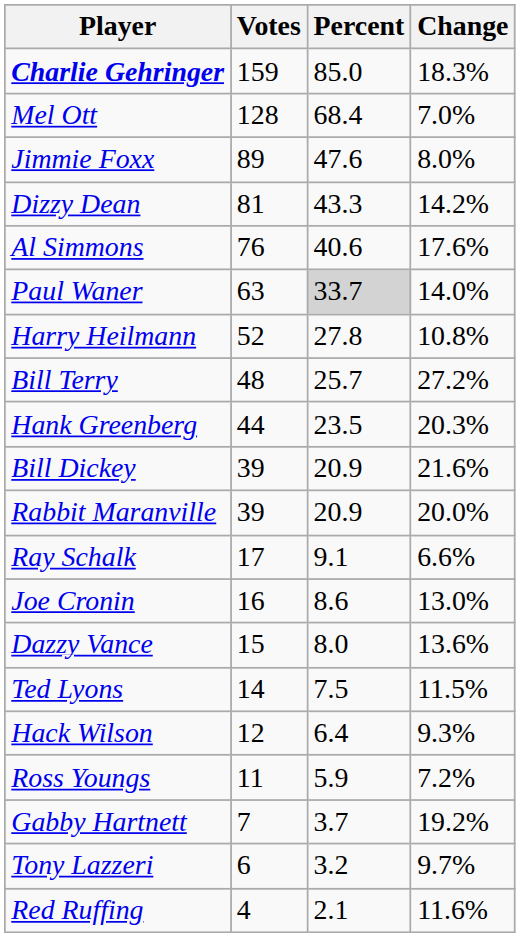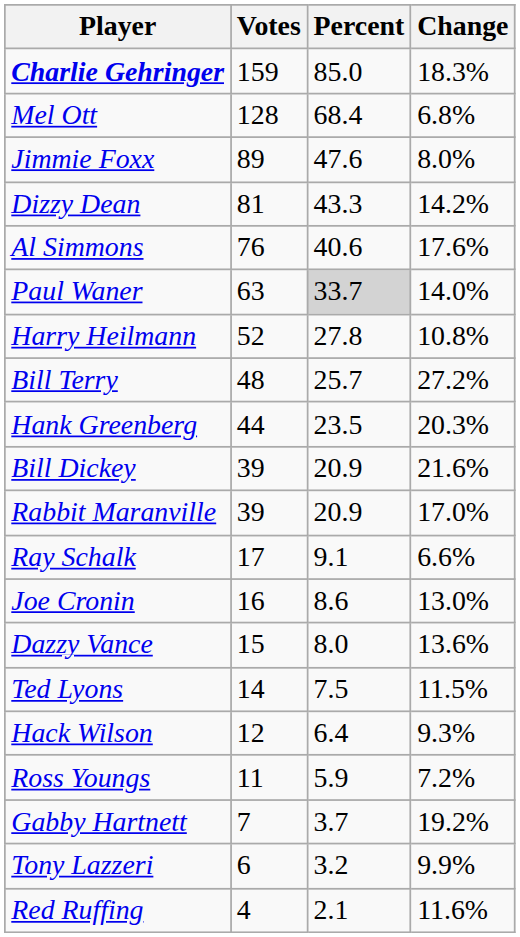(446, 114) 7.0% -> (446, 114) 6.8%
(453, 512) 20.0% -> (453, 512) 17.0%
(446, 865) 9.7% -> (446, 865) 9.9%
